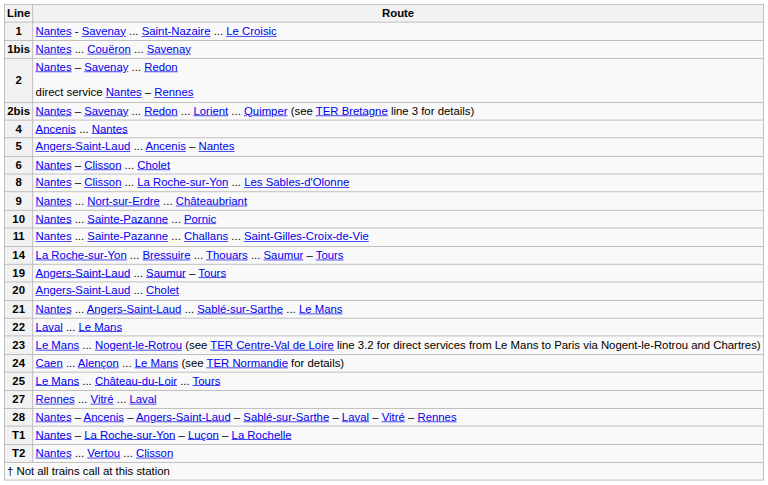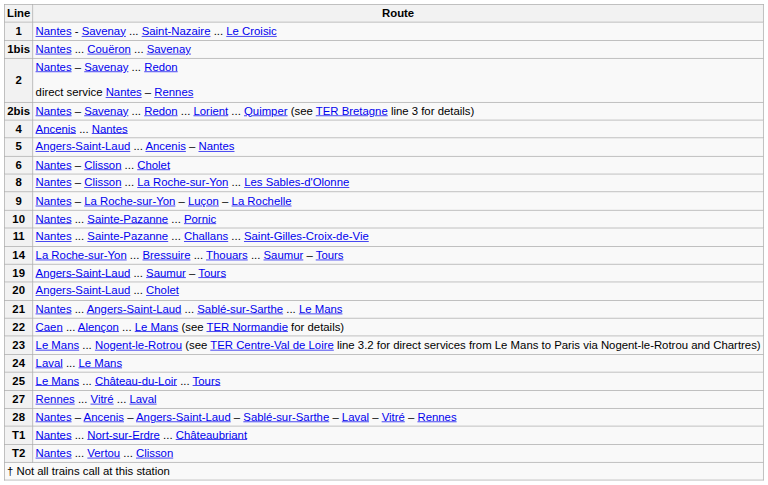(141, 201) Nantes ... Nort-sur-Erdre ... Châteaubriant -> (164, 201) Nantes – La Roche-sur-Yon – Luçon – La Rochelle
(79, 327) Laval ... Le Mans -> (190, 327) Caen ... Alençon ... Le Mans (see TER Normandie for details)
(190, 363) Caen ... Alençon ... Le Mans (see TER Normandie for details) -> (79, 363) Laval ... Le Mans
(164, 435) Nantes – La Roche-sur-Yon – Luçon – La Rochelle -> (141, 435) Nantes ... Nort-sur-Erdre ... Châteaubriant
